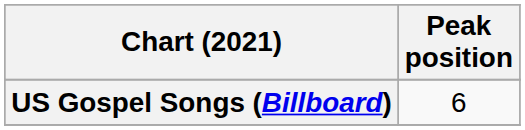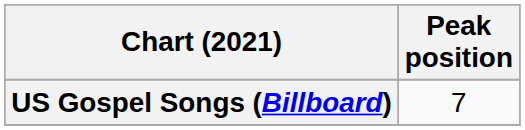(459, 102) 6 -> (459, 102) 7
